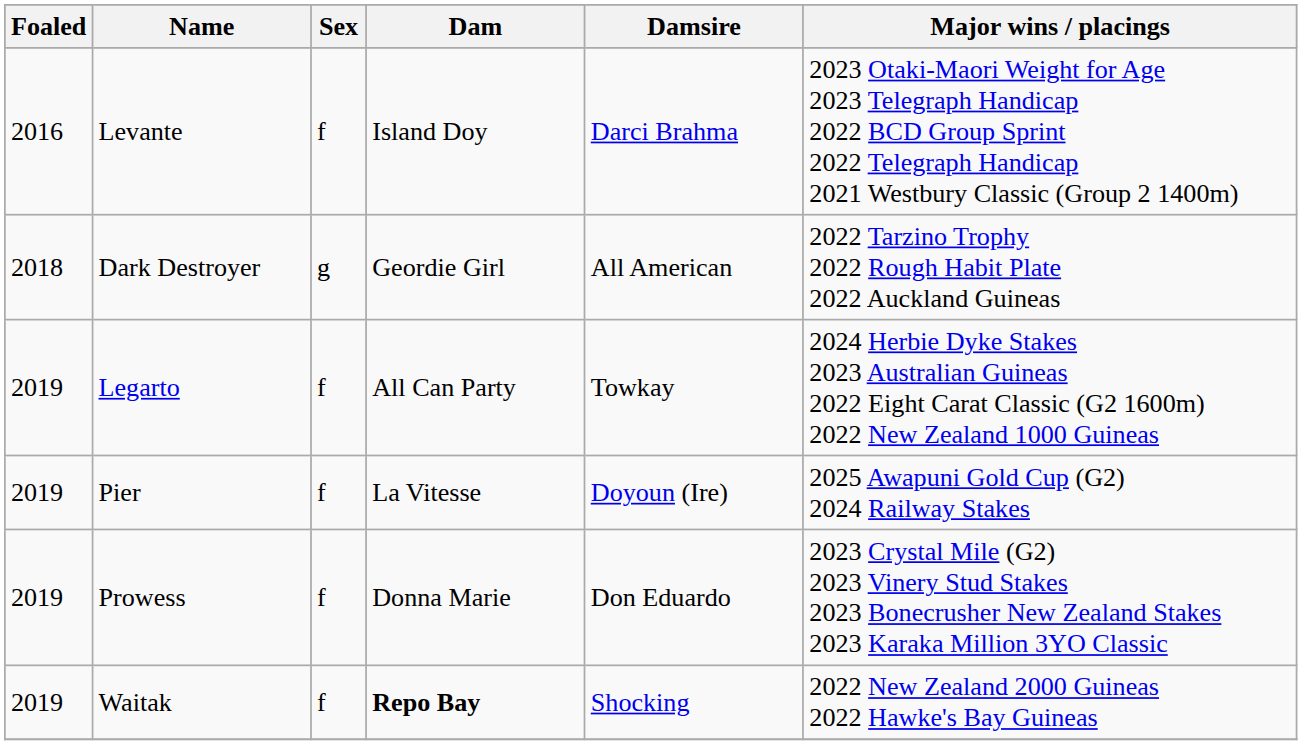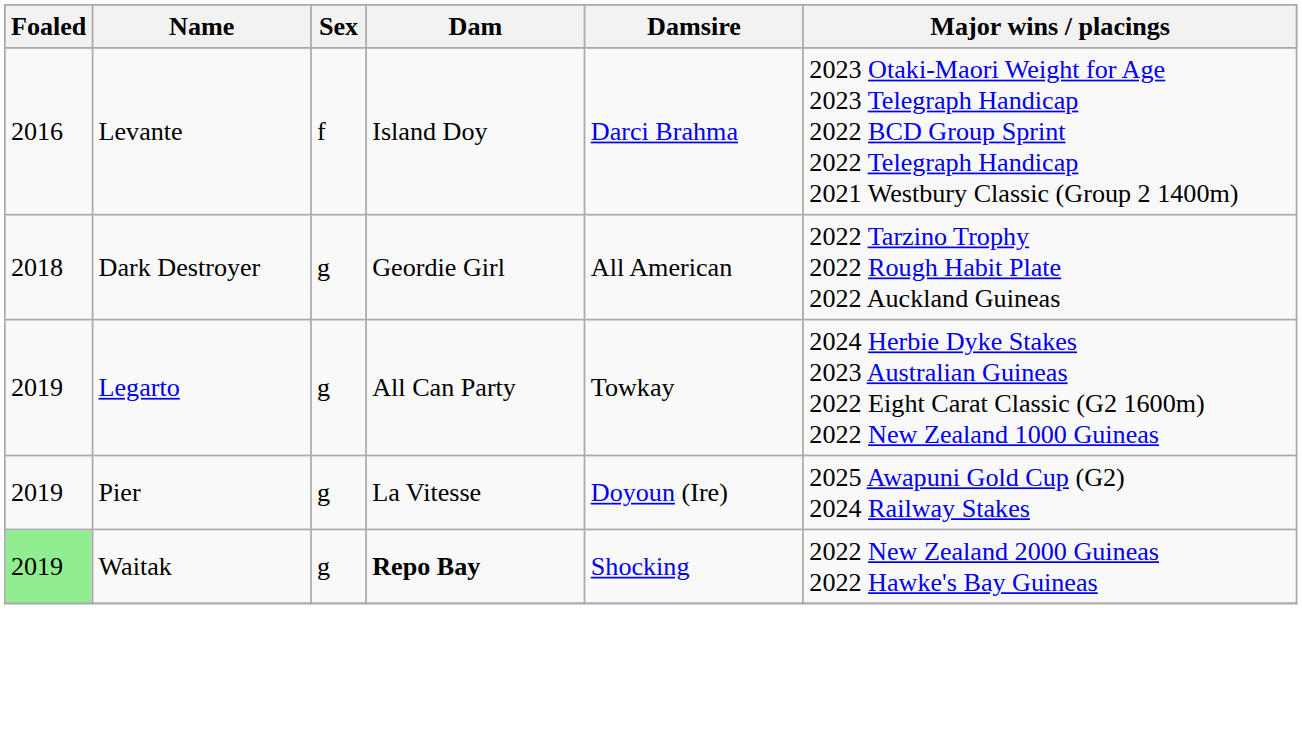(321, 387) f -> (324, 387) g
(321, 492) f -> (324, 492) g
- row: (142, 597)
(37, 702) no background -> (37, 566) lightgreen background
(321, 702) f -> (324, 566) g
